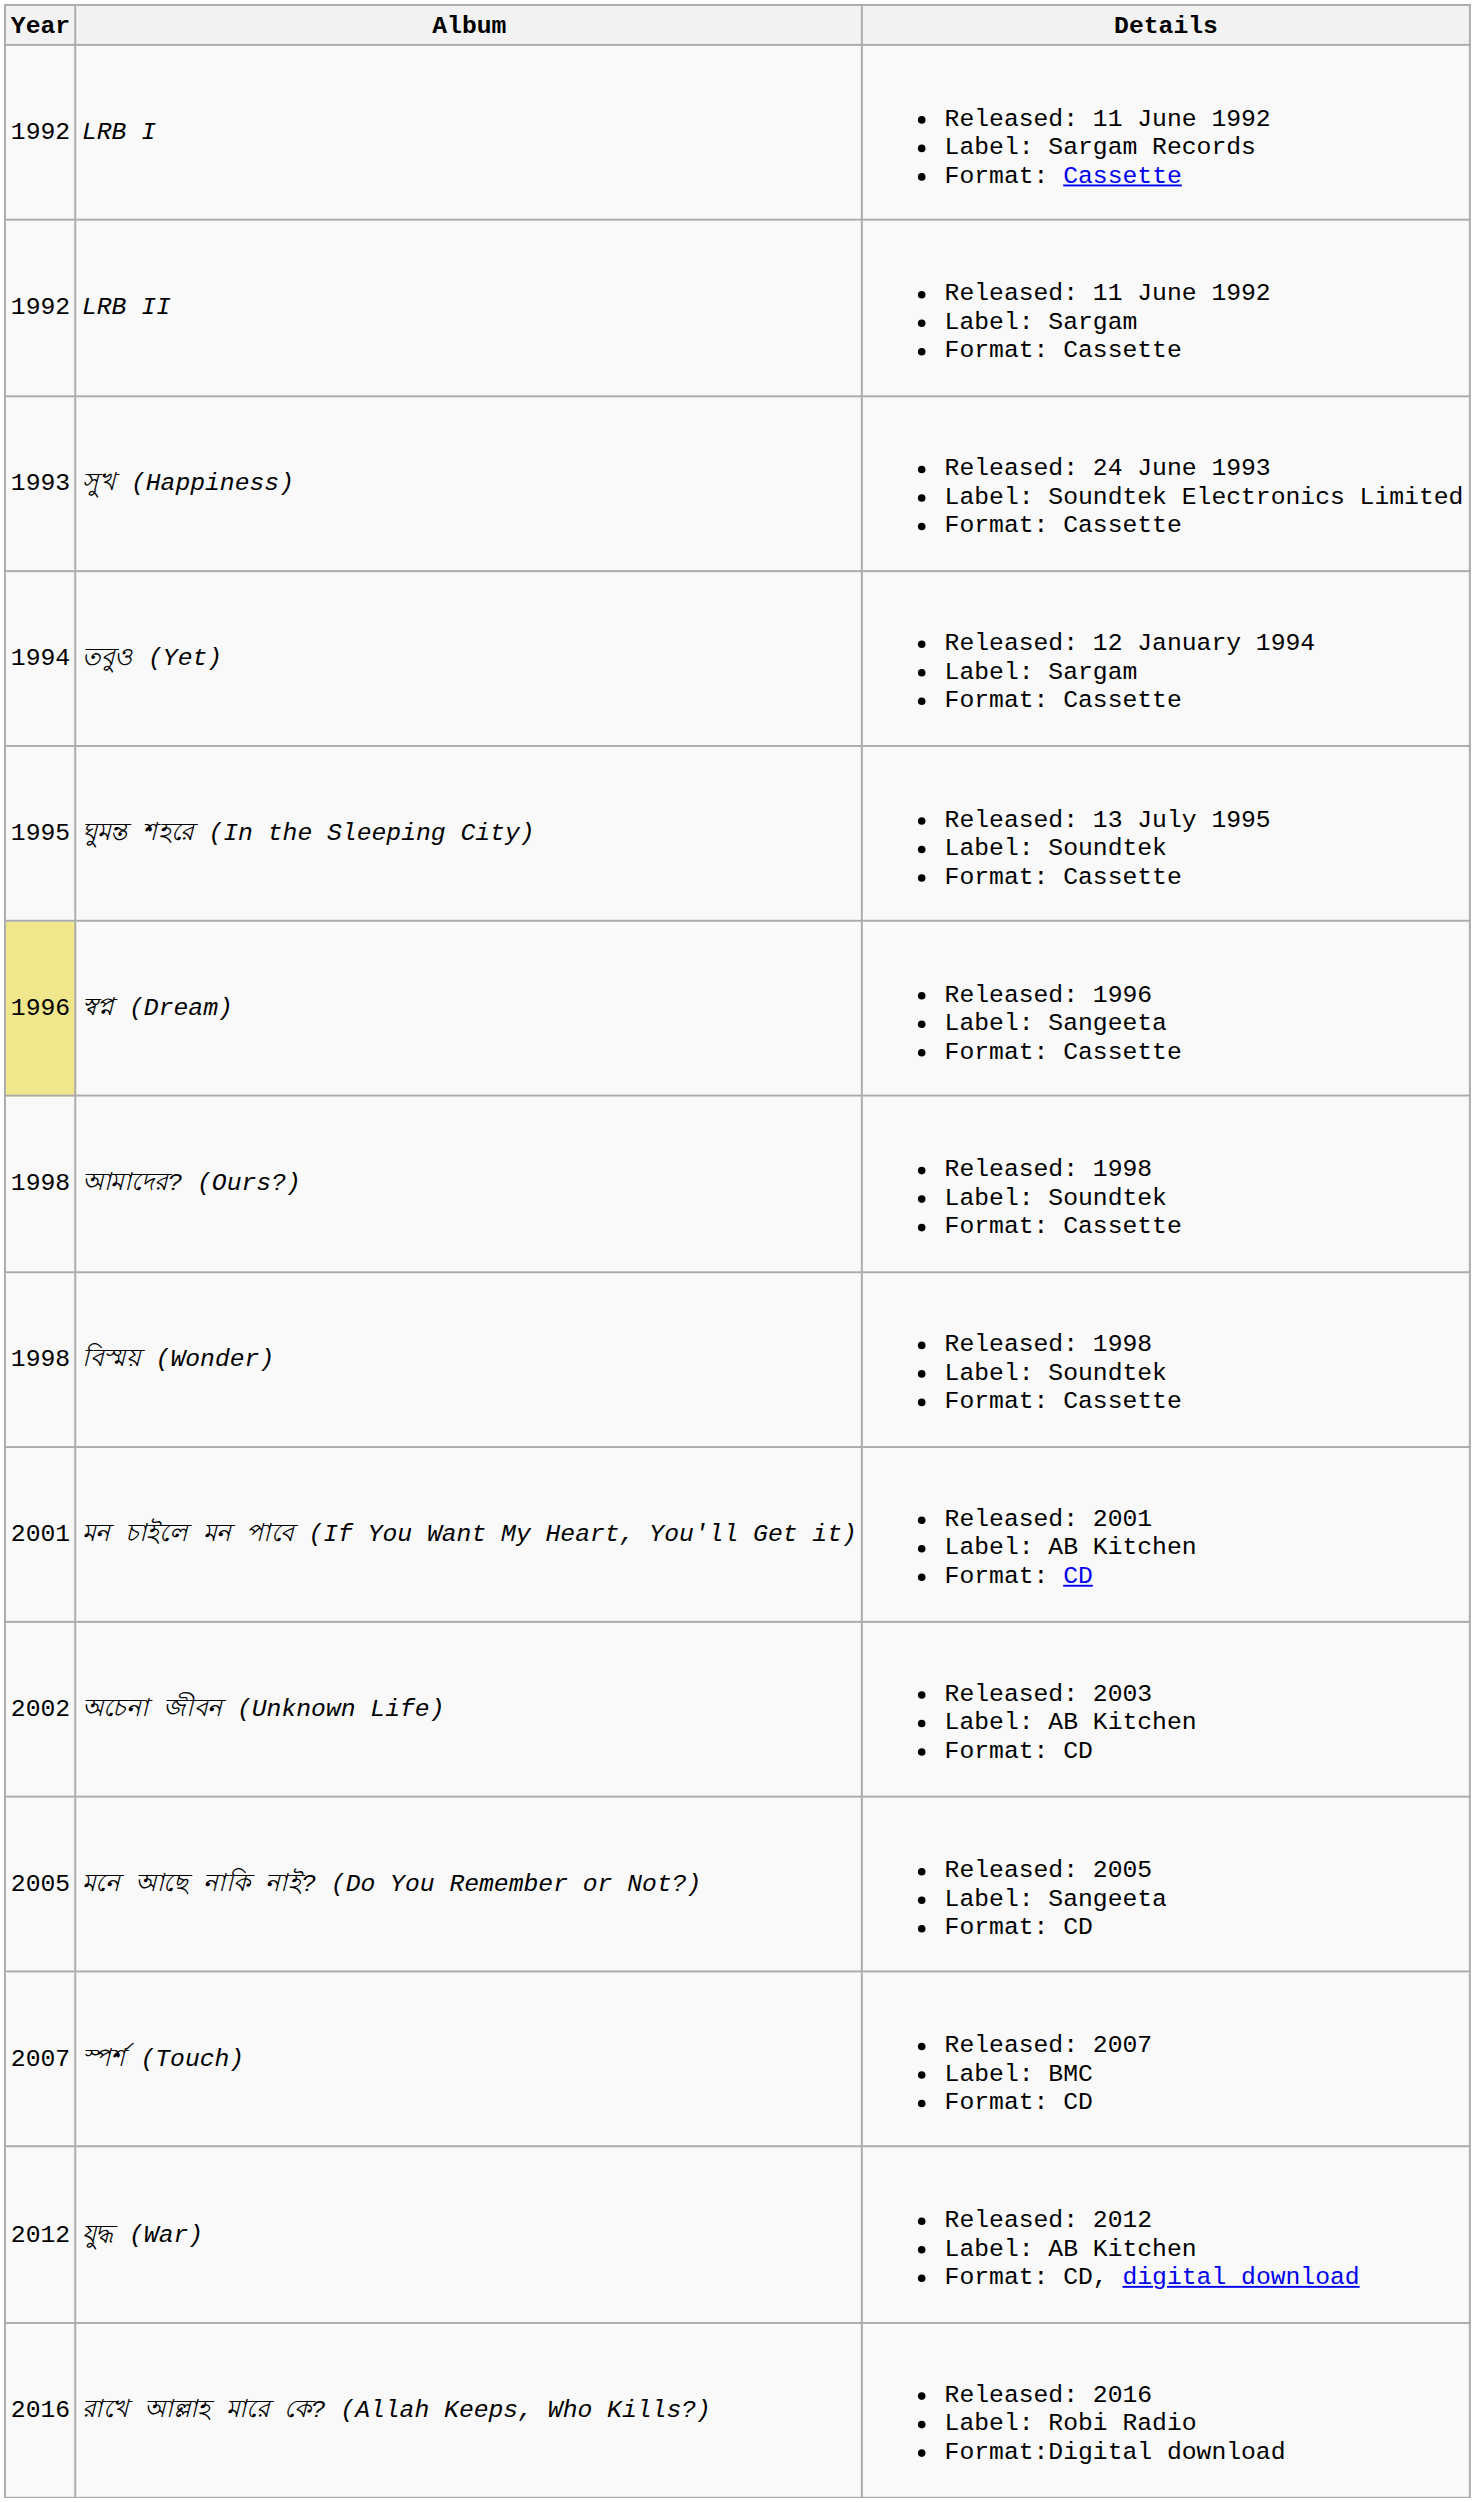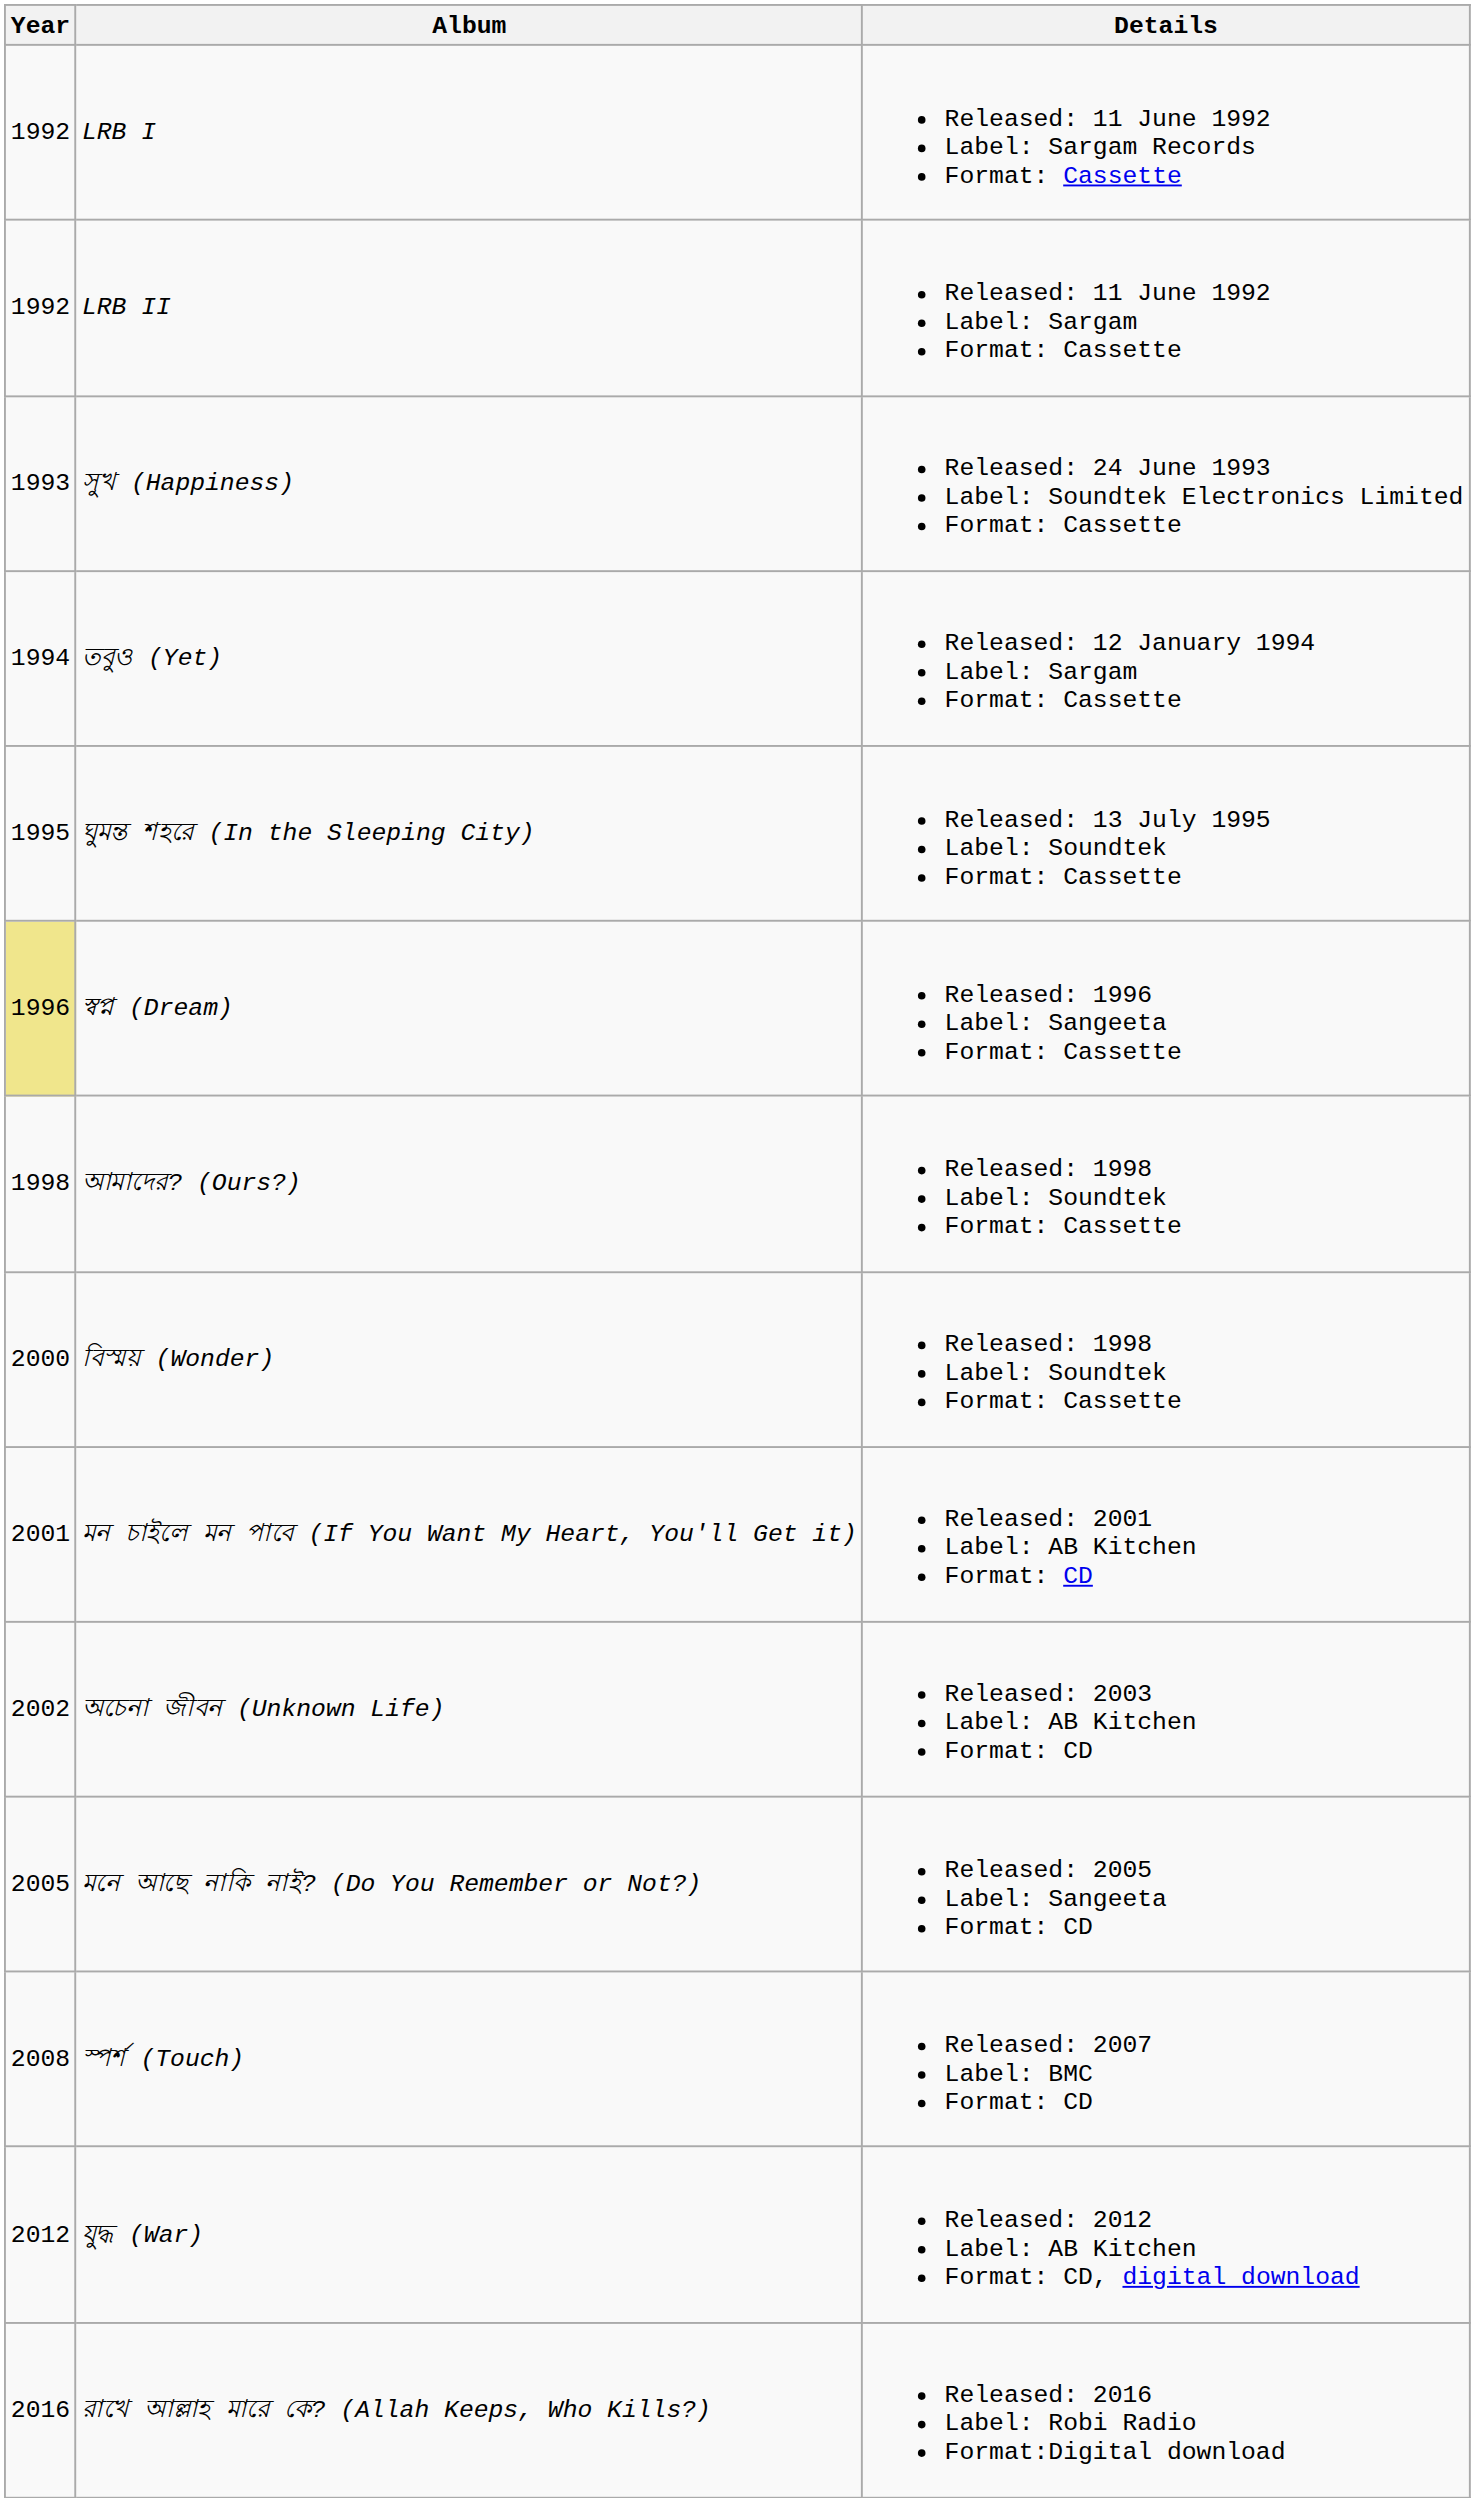(40, 1359) 1998 -> (40, 1359) 2000
(40, 2060) 2007 -> (40, 2060) 2008
